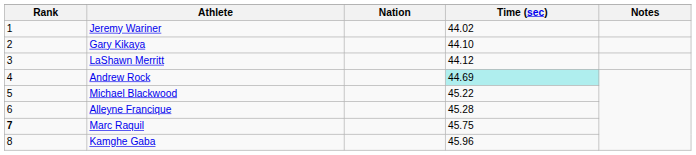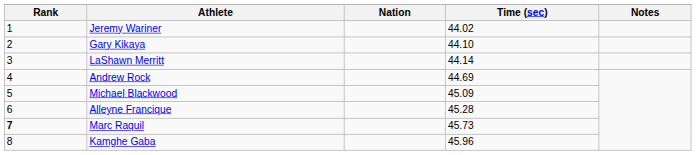(461, 61) 44.12 -> (461, 61) 44.14
(461, 77) paleturquoise background -> (461, 77) no background
(461, 93) 45.22 -> (461, 93) 45.09
(461, 126) 45.75 -> (461, 126) 45.73
